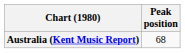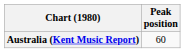(161, 39) 68 -> (161, 39) 60
